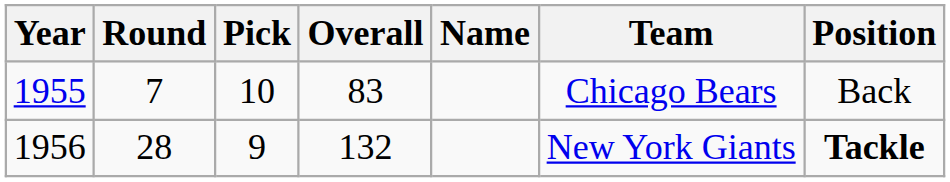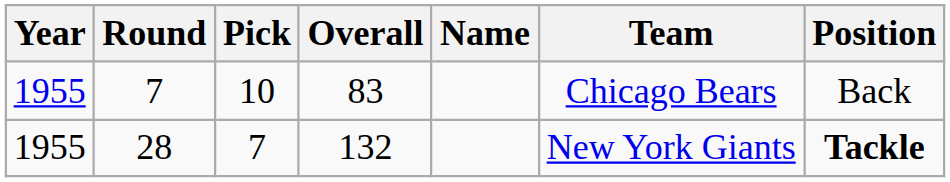(50, 147) 1956 -> (50, 147) 1955
(257, 147) 9 -> (257, 147) 7
